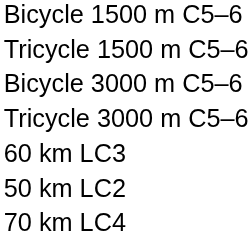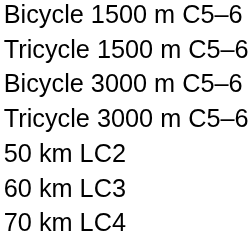rows swapped: (65, 188) <-> (65, 153)
